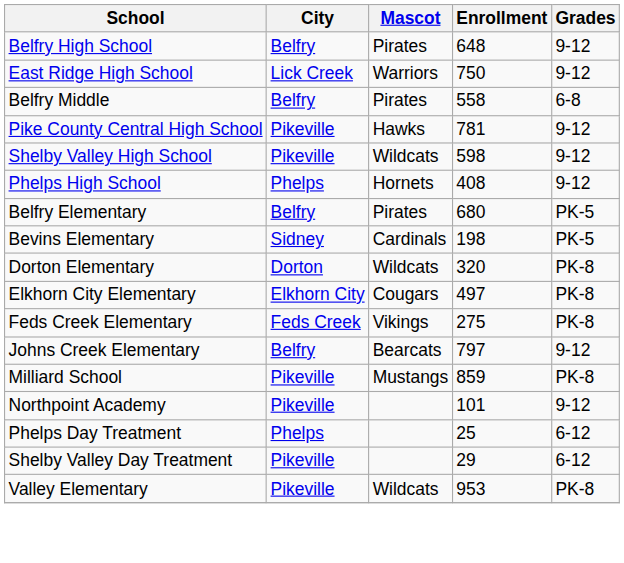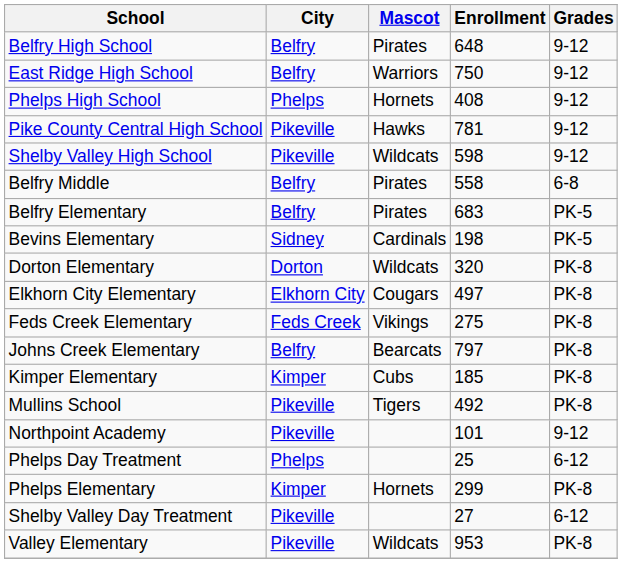(312, 73) Lick Creek -> (293, 73) Belfry
rows swapped: (85, 184) <-> (59, 101)
(471, 211) 680 -> (469, 211) 683
(573, 350) 9-12 -> (573, 350) PK-8
+ row: (83, 377)
- row: (65, 377)
+ row: (65, 405)
+ row: (82, 488)
(466, 460) 29 -> (464, 516) 27
